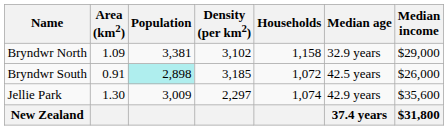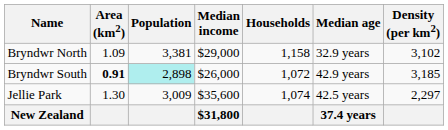columns swapped: (224, 23) <-> (419, 23)
(114, 73) normal -> (114, 73) bold
(354, 73) 42.5 years -> (343, 73) 42.9 years
(354, 94) 42.9 years -> (343, 94) 42.5 years
